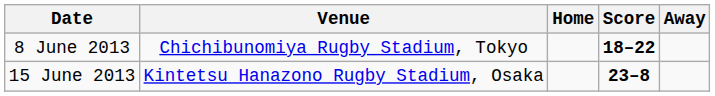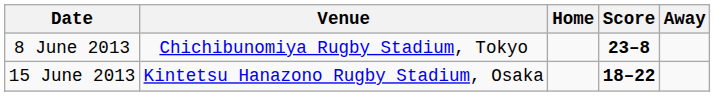(629, 48) 18–22 -> (629, 48) 23–8
(629, 76) 23–8 -> (629, 76) 18–22
